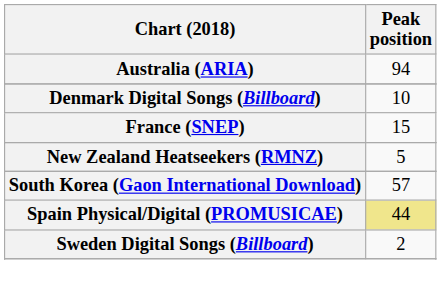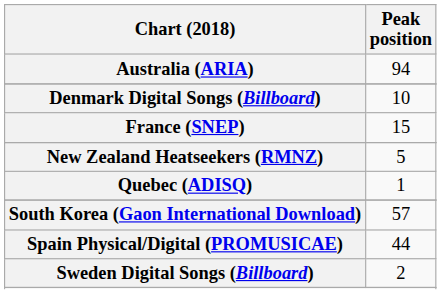+ row: (185, 185)
(401, 214) khaki background -> (401, 244) no background
